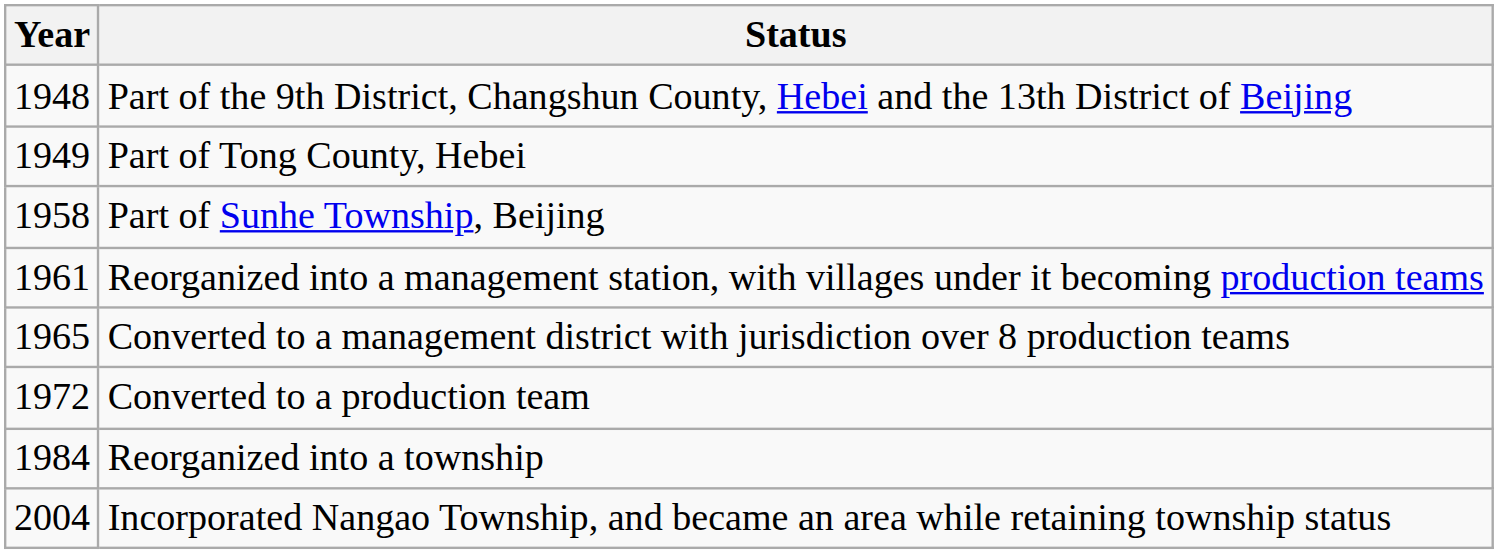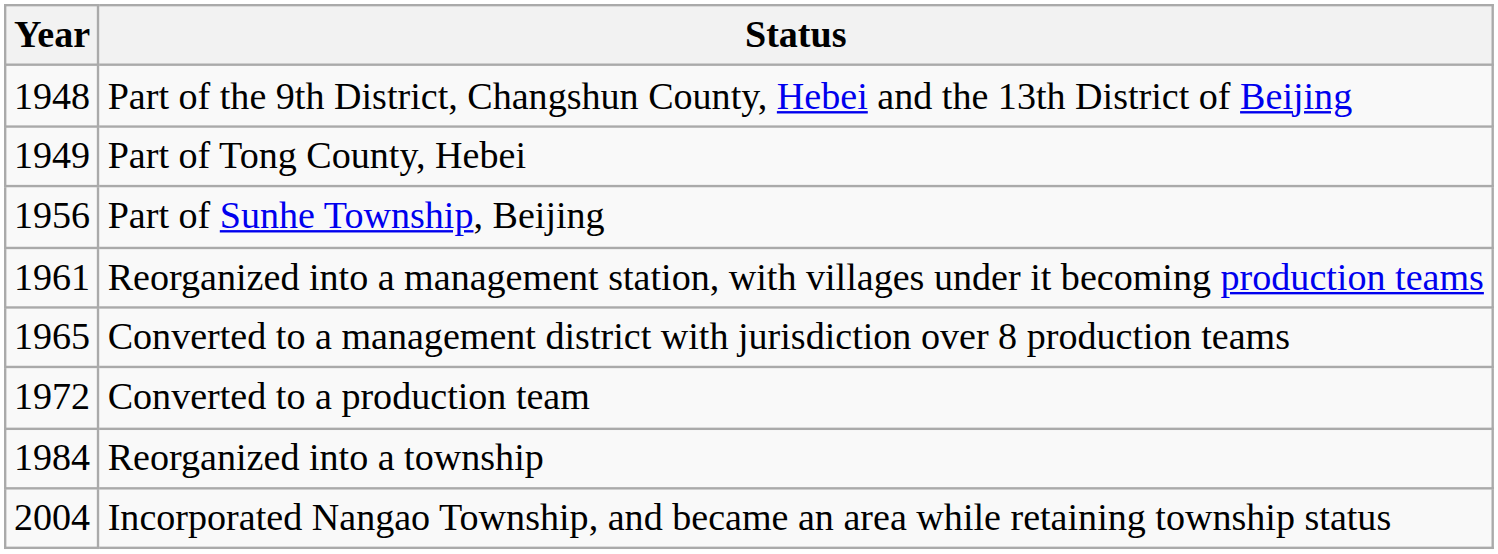(52, 215) 1958 -> (52, 215) 1956
